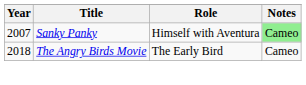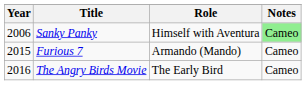(19, 32) 2007 -> (19, 32) 2006
+ row: (59, 51)
(19, 51) 2018 -> (19, 70) 2016
